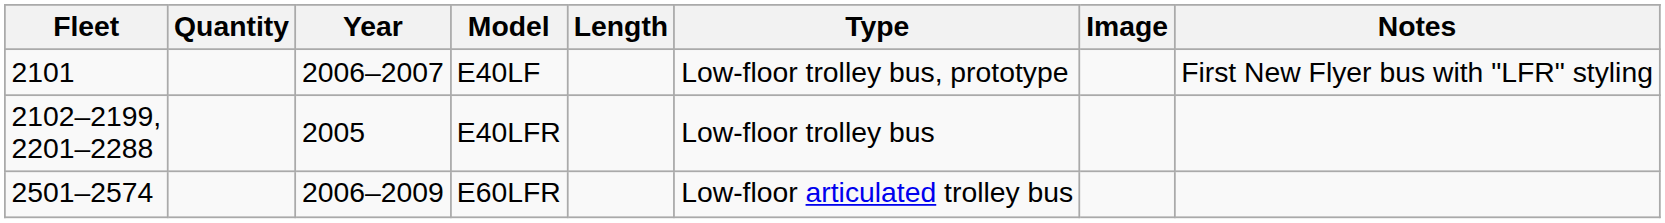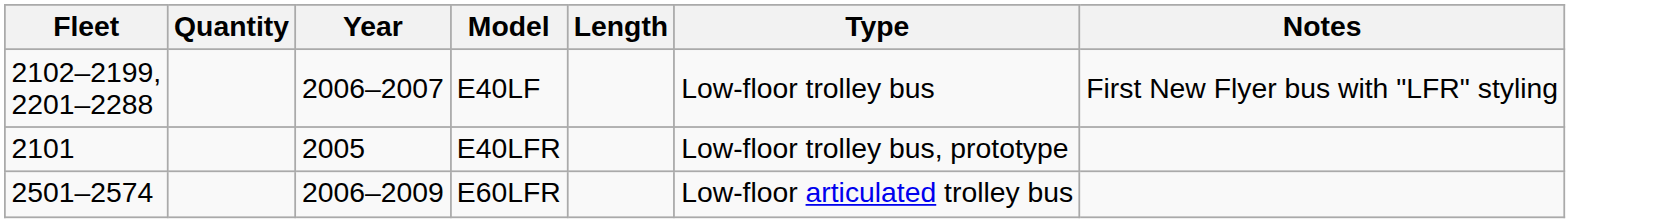- column: (1127, 26)
(43, 71) 2101 -> (86, 87) 2102–2199, 2201–2288
(875, 71) Low-floor trolley bus, prototype -> (808, 87) Low-floor trolley bus
(86, 132) 2102–2199, 2201–2288 -> (43, 148) 2101
(808, 132) Low-floor trolley bus -> (875, 148) Low-floor trolley bus, prototype
